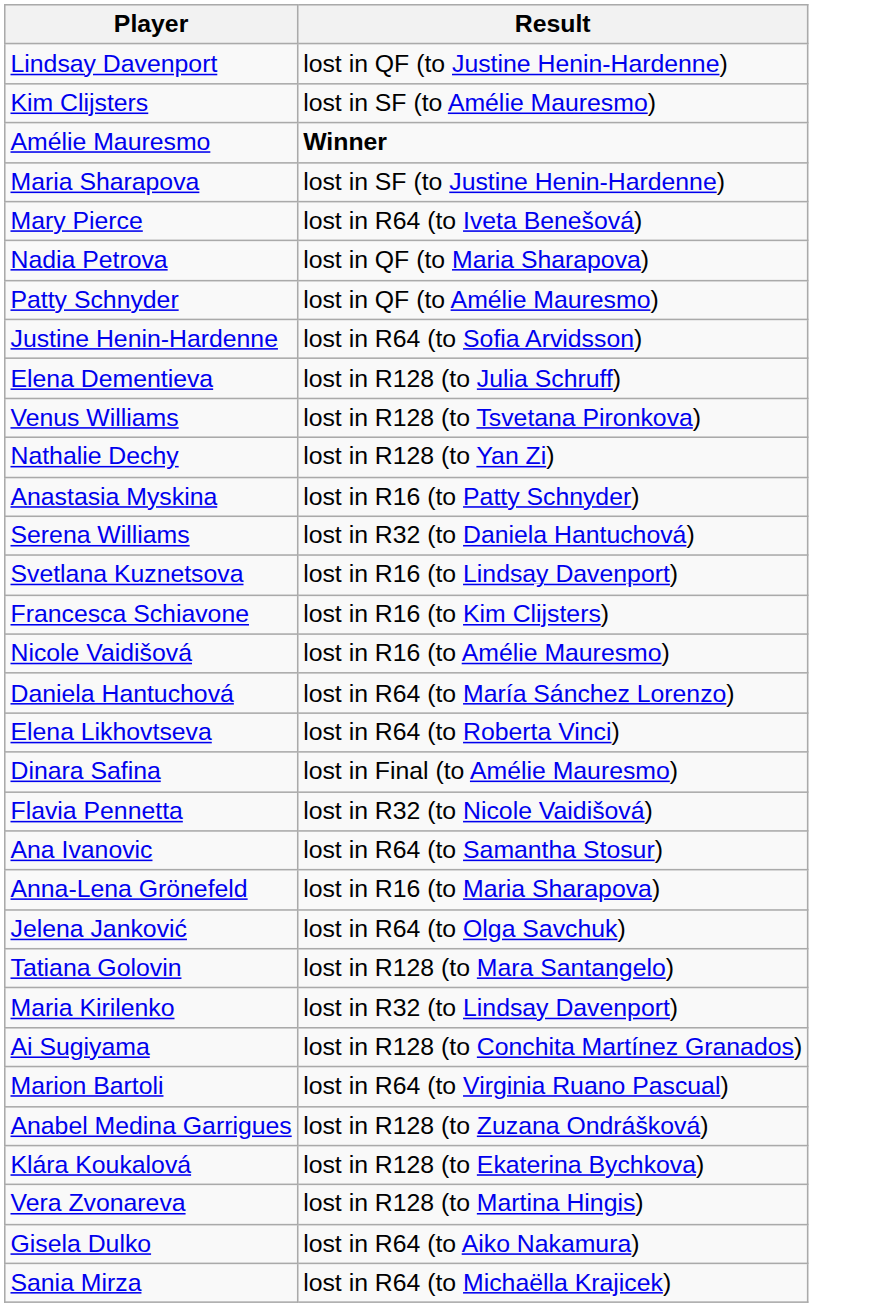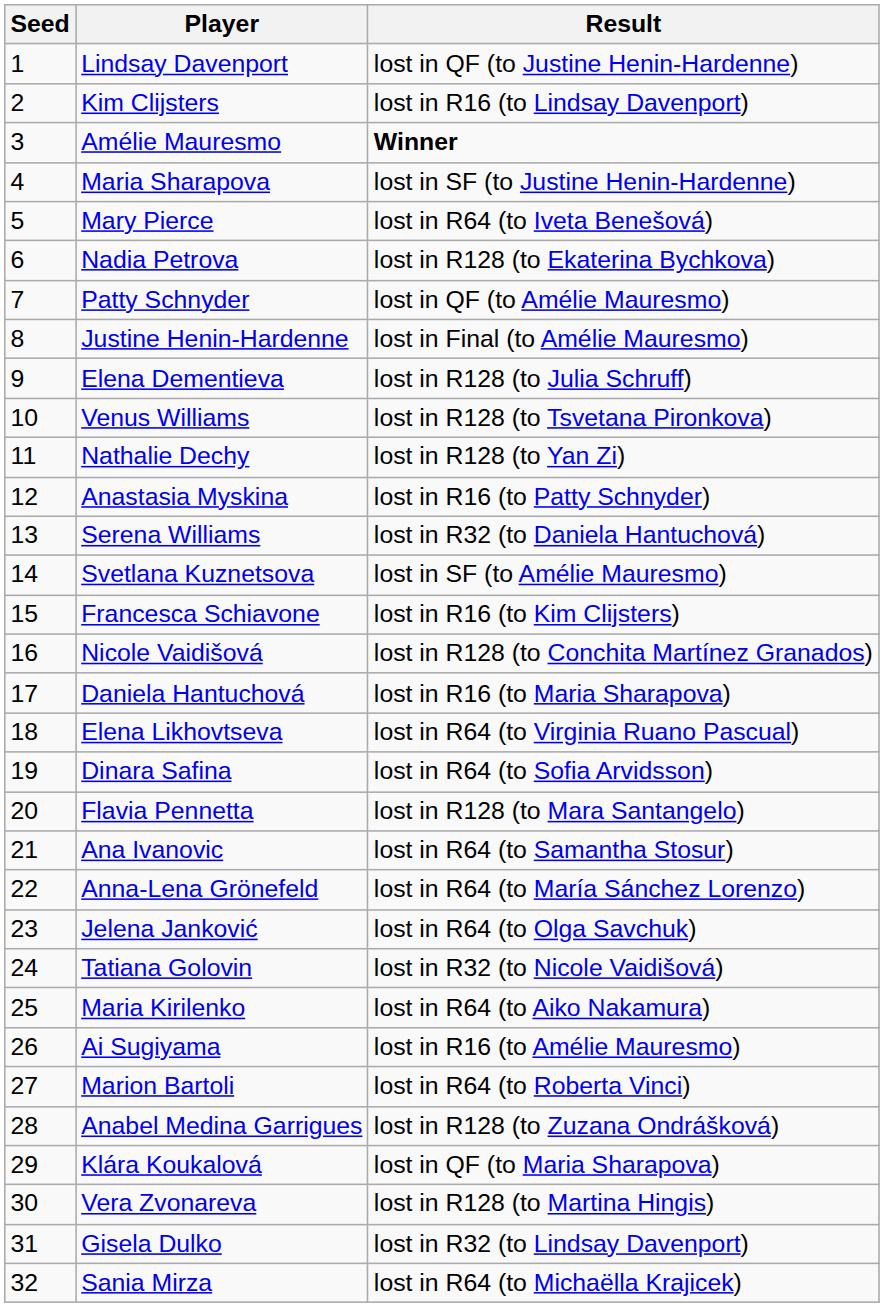+ column: (40, 24)
(480, 102) lost in SF (to Amélie Mauresmo) -> (561, 102) lost in R16 (to Lindsay Davenport)
(476, 260) lost in QF (to Maria Sharapova) -> (574, 260) lost in R128 (to Ekaterina Bychkova)
(473, 338) lost in R64 (to Sofia Arvidsson) -> (561, 338) lost in Final (to Amélie Mauresmo)
(491, 574) lost in R16 (to Lindsay Davenport) -> (550, 574) lost in SF (to Amélie Mauresmo)
(486, 653) lost in R16 (to Amélie Mauresmo) -> (623, 653) lost in R128 (to Conchita Martínez Granados)
(519, 692) lost in R64 (to María Sánchez Lorenzo) -> (552, 692) lost in R16 (to Maria Sharapova)
(461, 732) lost in R64 (to Roberta Vinci) -> (587, 732) lost in R64 (to Virginia Ruano Pascual)
(491, 771) lost in Final (to Amélie Mauresmo) -> (543, 771) lost in R64 (to Sofia Arvidsson)
(478, 810) lost in R32 (to Nicole Vaidišová) -> (559, 810) lost in R128 (to Mara Santangelo)
(482, 889) lost in R16 (to Maria Sharapova) -> (590, 889) lost in R64 (to María Sánchez Lorenzo)
(489, 968) lost in R128 (to Mara Santangelo) -> (549, 968) lost in R32 (to Nicole Vaidišová)
(491, 1007) lost in R32 (to Lindsay Davenport) -> (542, 1007) lost in R64 (to Aiko Nakamura)
(553, 1046) lost in R128 (to Conchita Martínez Granados) -> (557, 1046) lost in R16 (to Amélie Mauresmo)
(516, 1086) lost in R64 (to Virginia Ruano Pascual) -> (532, 1086) lost in R64 (to Roberta Vinci)
(504, 1164) lost in R128 (to Ekaterina Bychkova) -> (547, 1164) lost in QF (to Maria Sharapova)
(471, 1243) lost in R64 (to Aiko Nakamura) -> (561, 1243) lost in R32 (to Lindsay Davenport)
